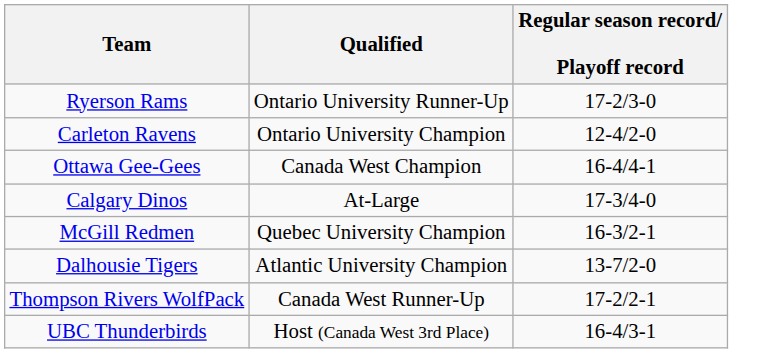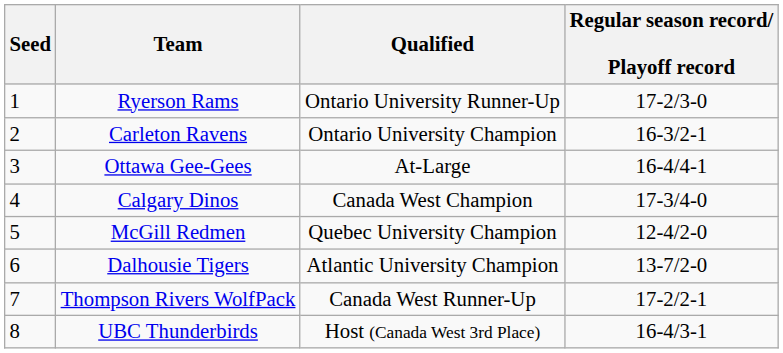+ column: (30, 44)
(620, 133) 12-4/2-0 -> (671, 133) 16-3/2-1
(381, 166) Canada West Champion -> (432, 166) At-Large
(381, 199) At-Large -> (432, 199) Canada West Champion
(620, 232) 16-3/2-1 -> (671, 232) 12-4/2-0
